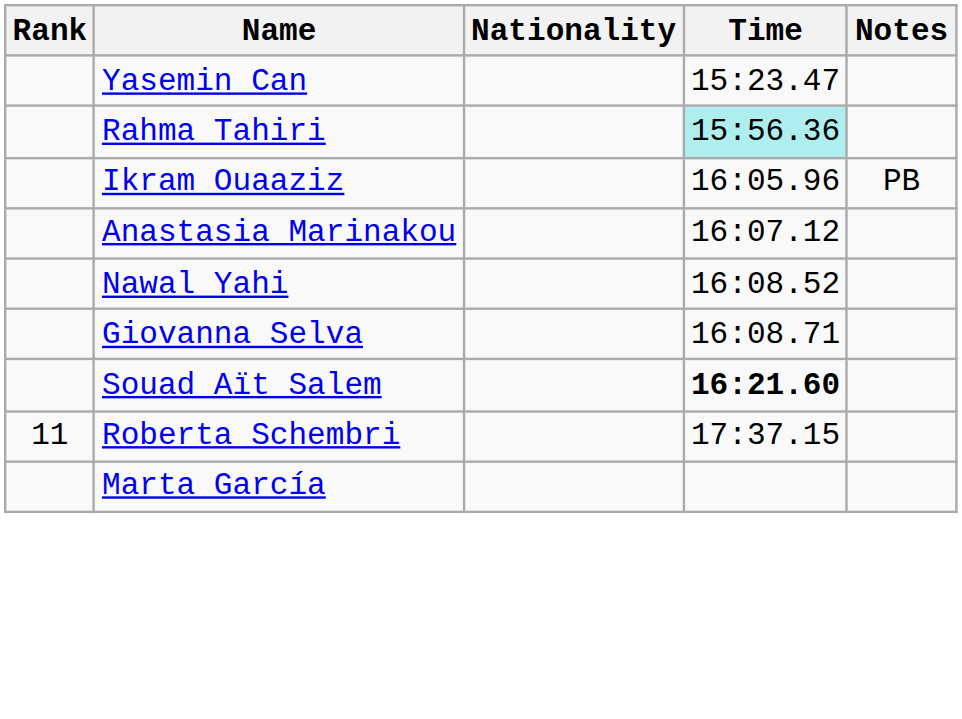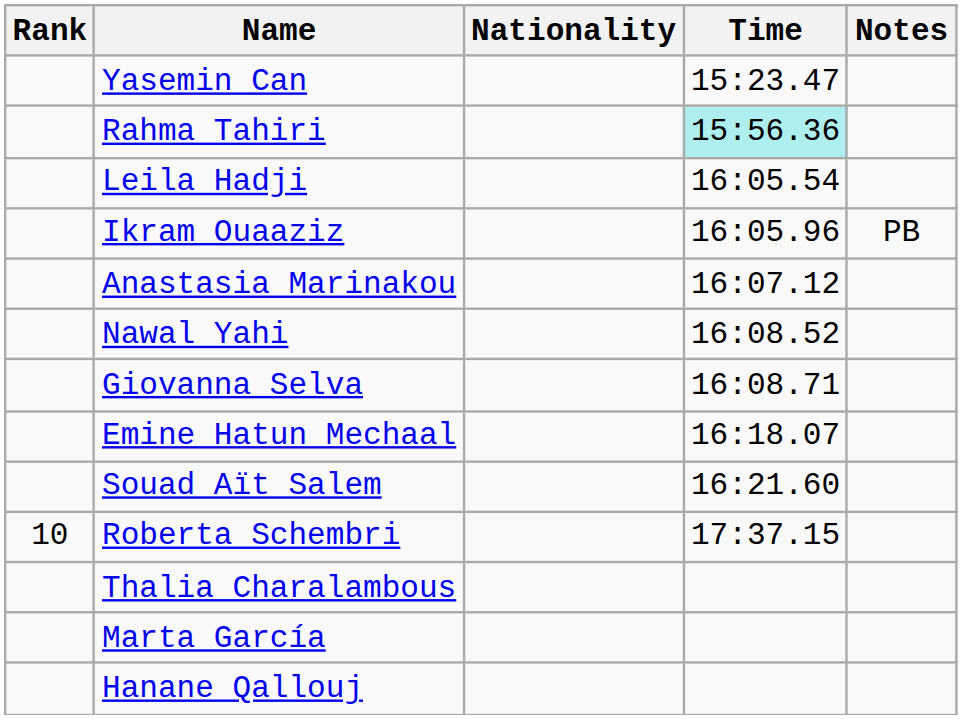+ row: (205, 182)
+ row: (279, 436)
(766, 385) bold -> (766, 486) normal
(50, 436) 11 -> (50, 537) 10
+ row: (279, 588)
+ row: (233, 689)
